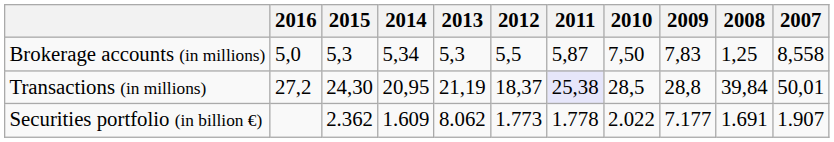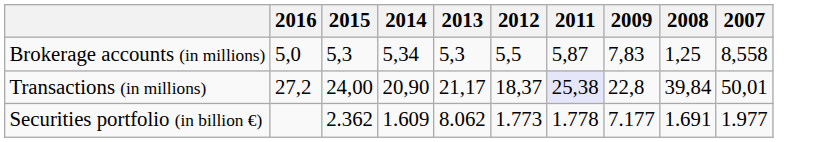- column: (632, 20)
(350, 86) 24,30 -> (350, 86) 24,00
(406, 86) 20,95 -> (406, 86) 20,90
(462, 86) 21,19 -> (462, 86) 21,17
(683, 86) 28,8 -> (626, 86) 22,8
(801, 119) 1.907 -> (744, 119) 1.977
